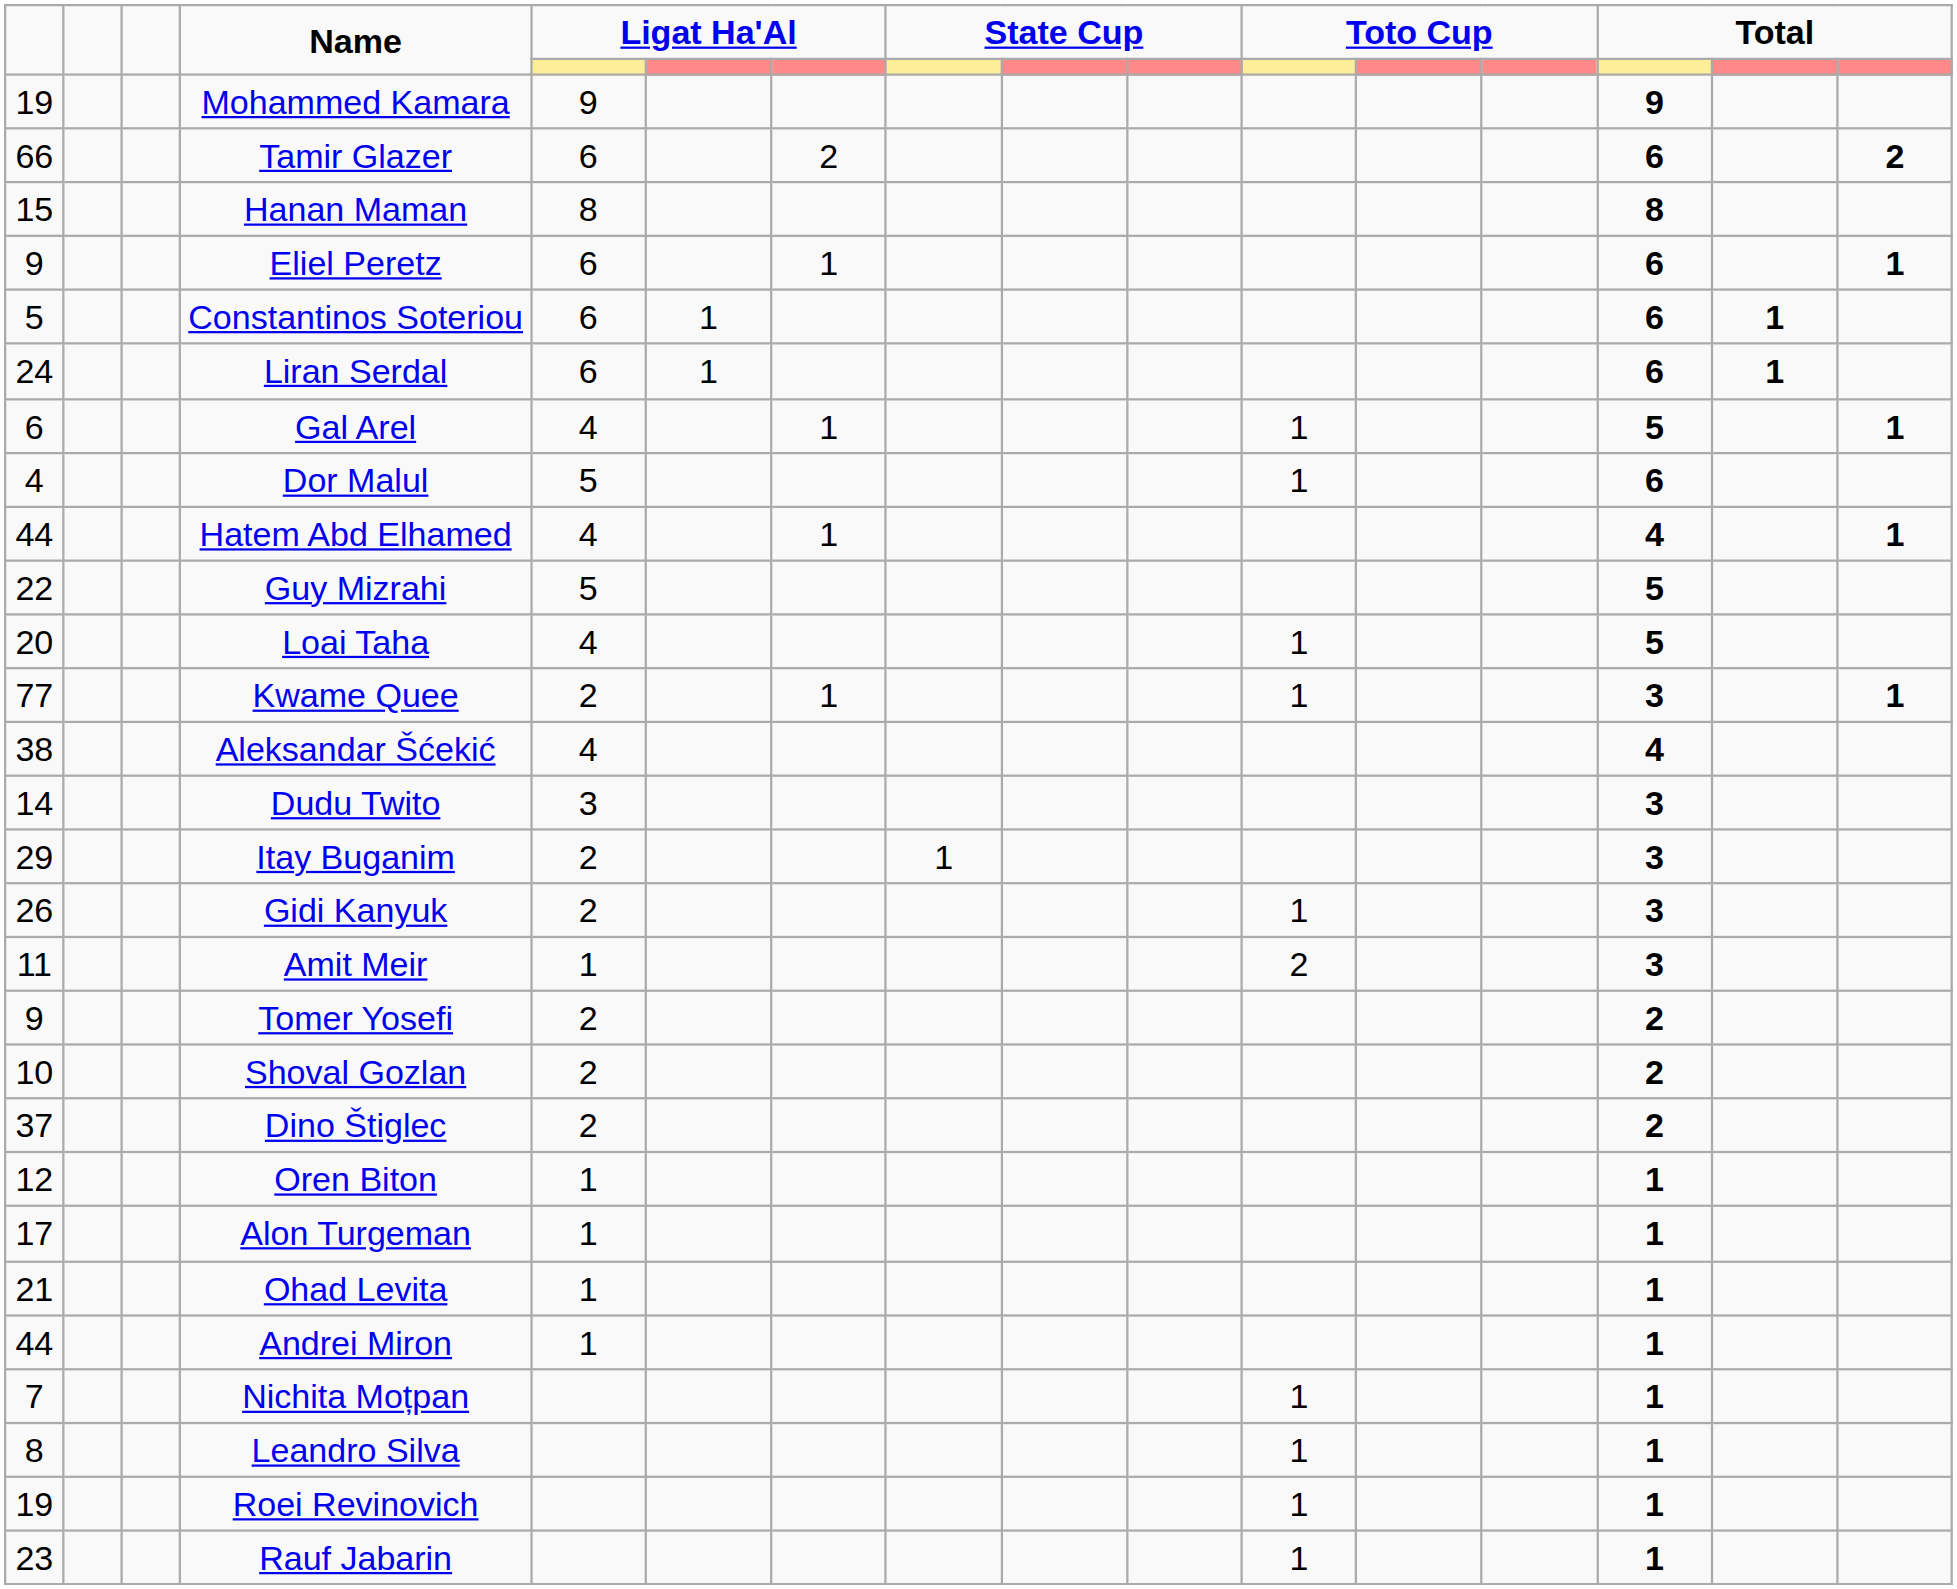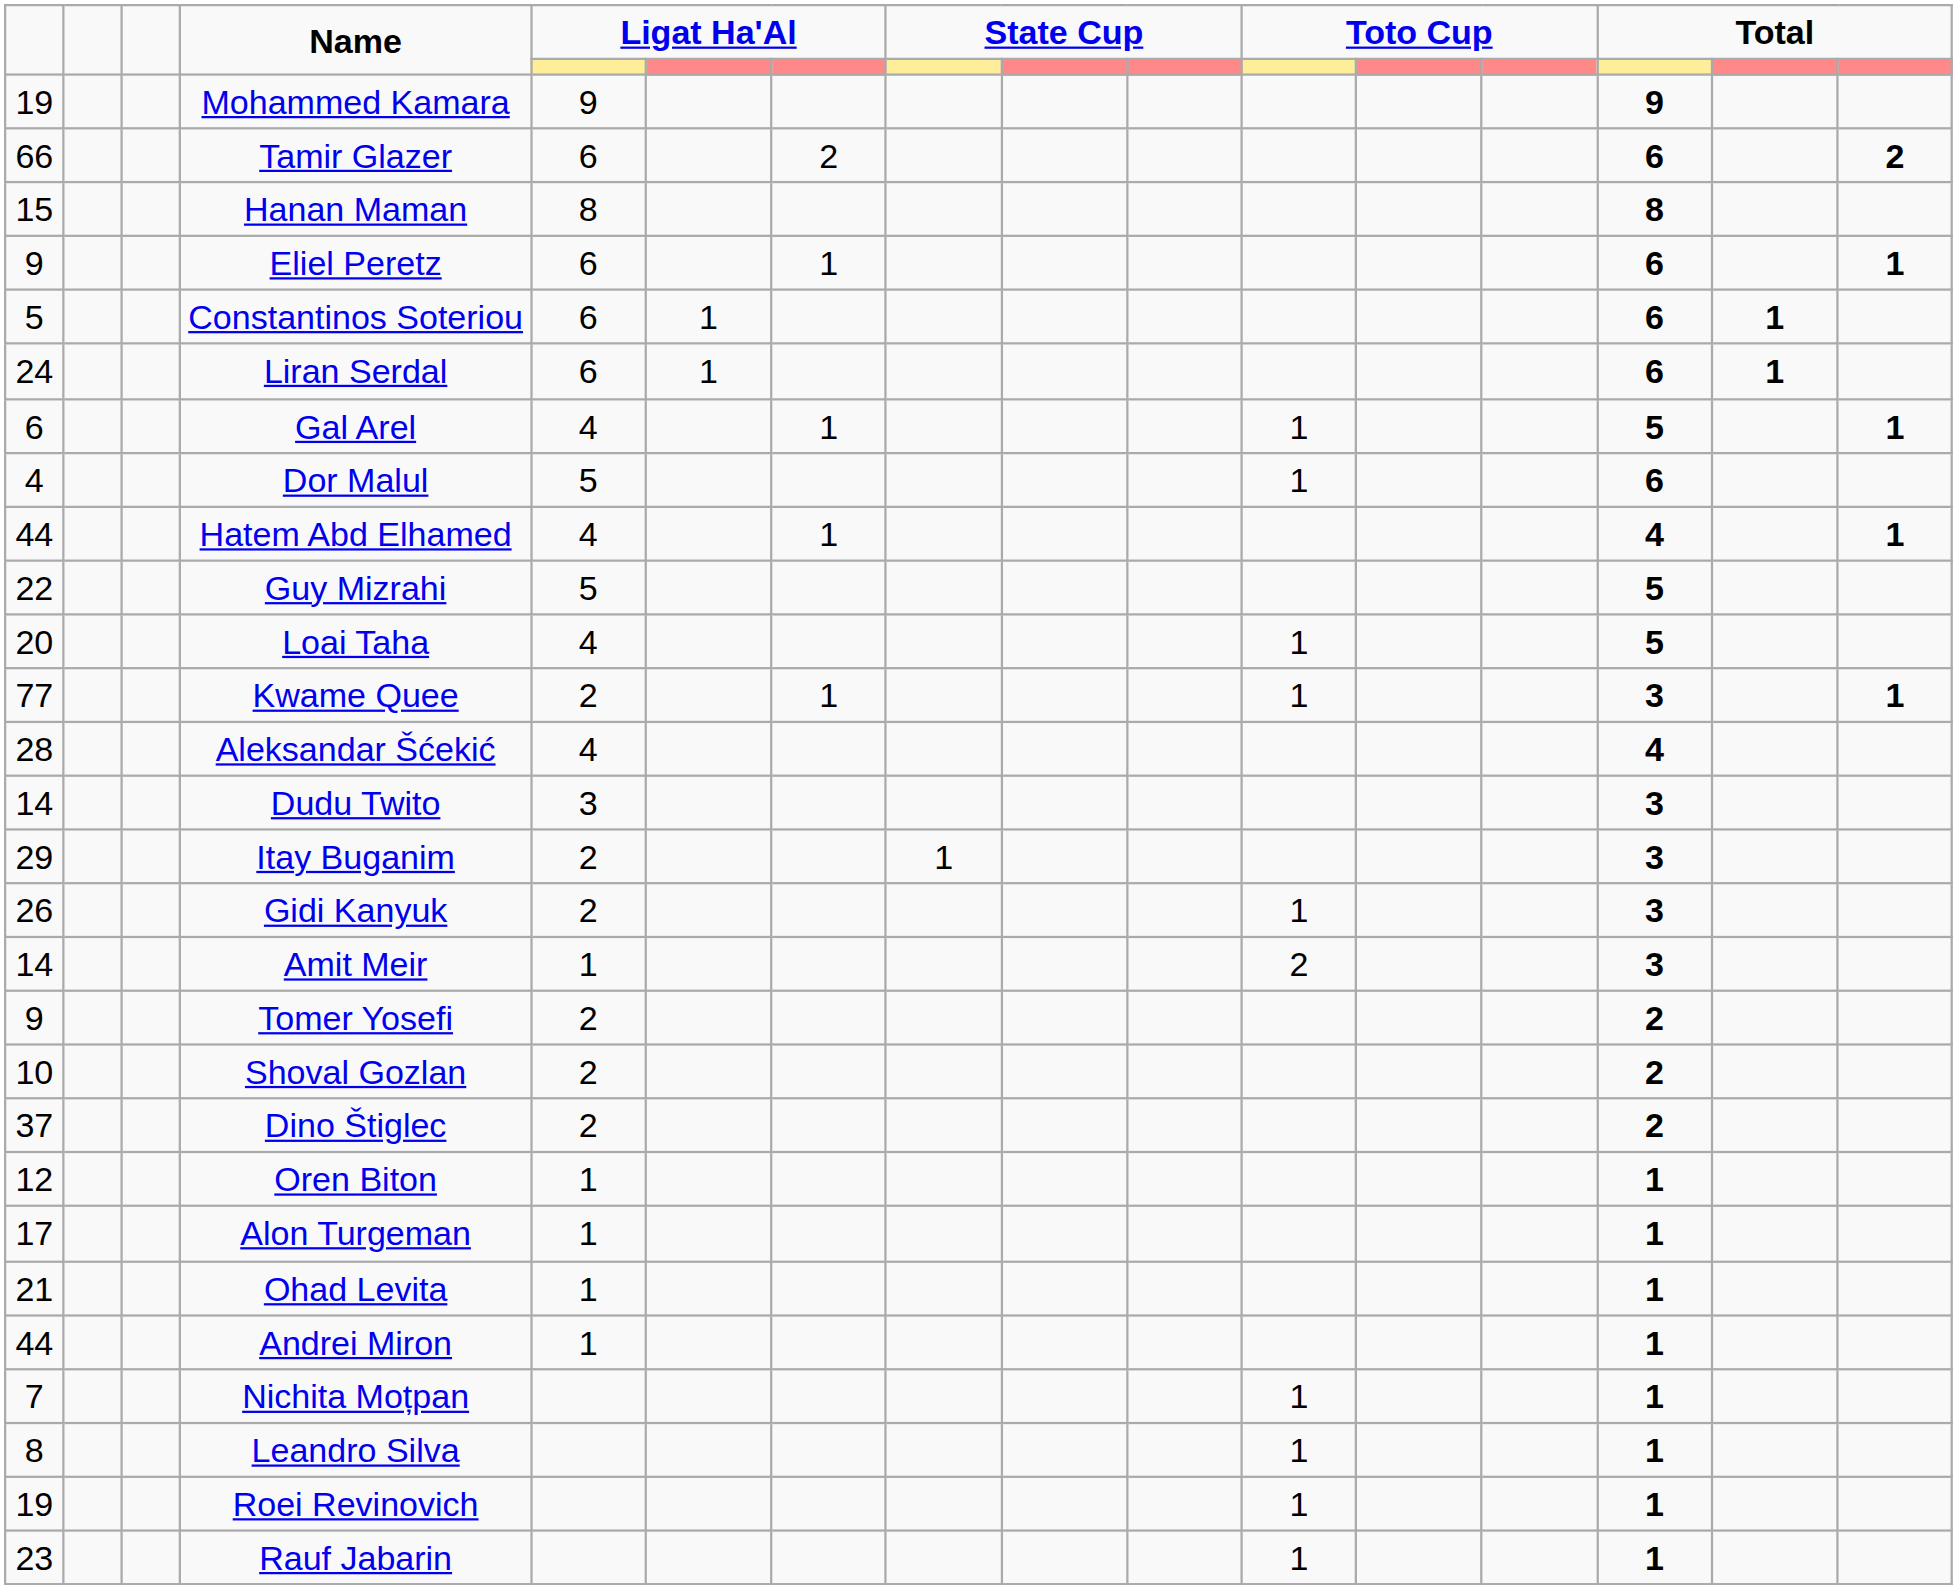(34, 749) 38 -> (34, 749) 28
(34, 964) 11 -> (34, 964) 14
